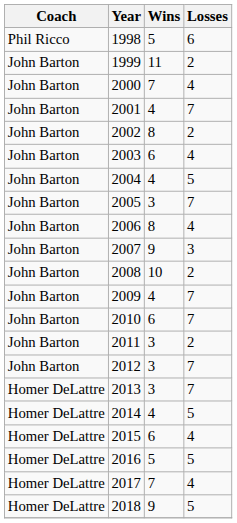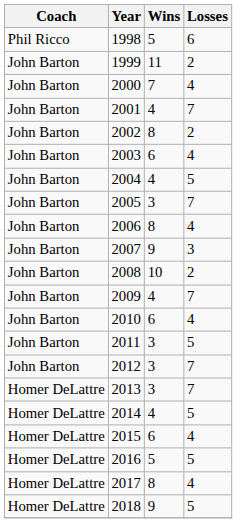(191, 319) 7 -> (191, 319) 4
(191, 343) 2 -> (191, 343) 5
(151, 483) 7 -> (151, 483) 8
